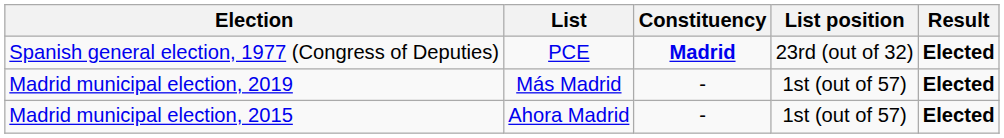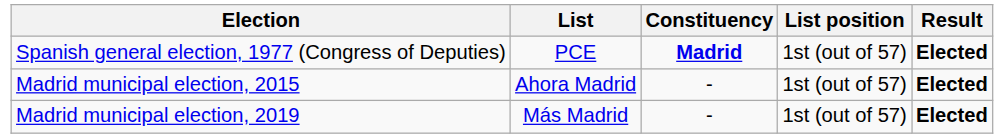(845, 52) 23rd (out of 32) -> (845, 52) 1st (out of 57)
rows swapped: (151, 116) <-> (151, 84)
